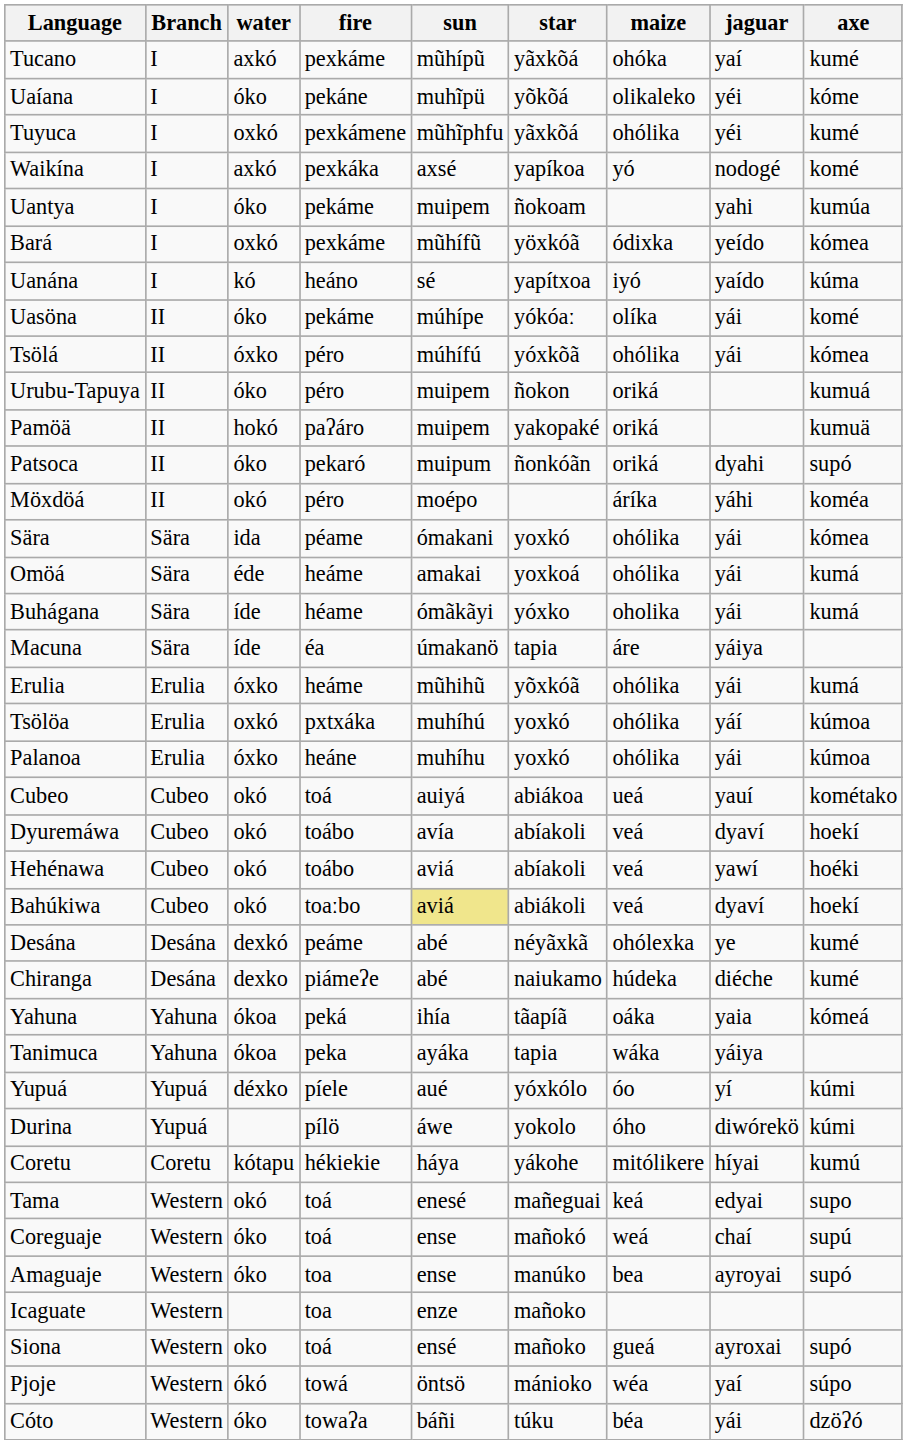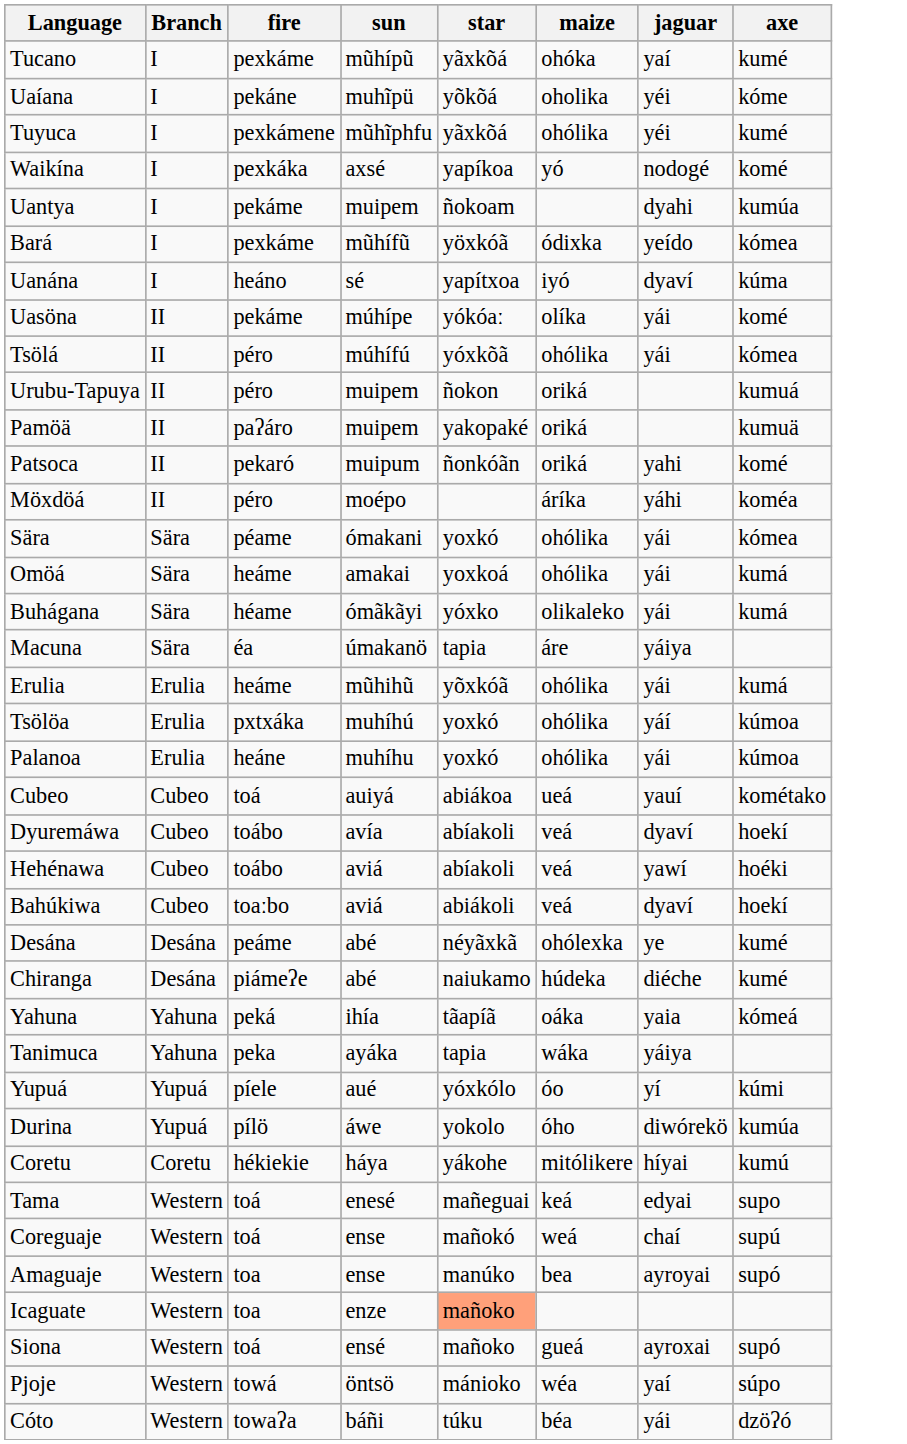- column: (264, 22)
(654, 96) olikaleko -> (575, 96) oholika
(734, 206) yahi -> (668, 206) dyahi
(739, 280) yaído -> (668, 280) dyaví
(739, 464) dyahi -> (663, 464) yahi
(830, 464) supó -> (763, 464) komé
(646, 611) oholika -> (583, 611) olikaleko
(435, 905) khaki background -> (364, 905) no background
(832, 1126) kúmi -> (769, 1126) kumúa
(550, 1310) no background -> (479, 1310) lightsalmon background
